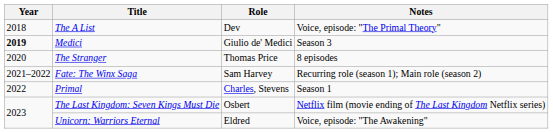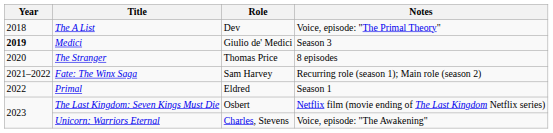(256, 89) Charles, Stevens -> (237, 89) Eldred
(237, 120) Eldred -> (256, 120) Charles, Stevens
